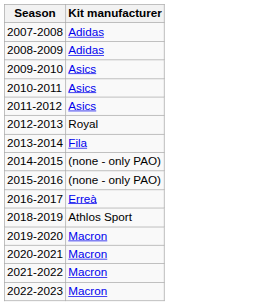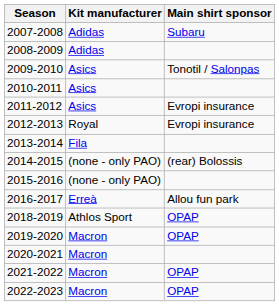+ column: (219, 13)
